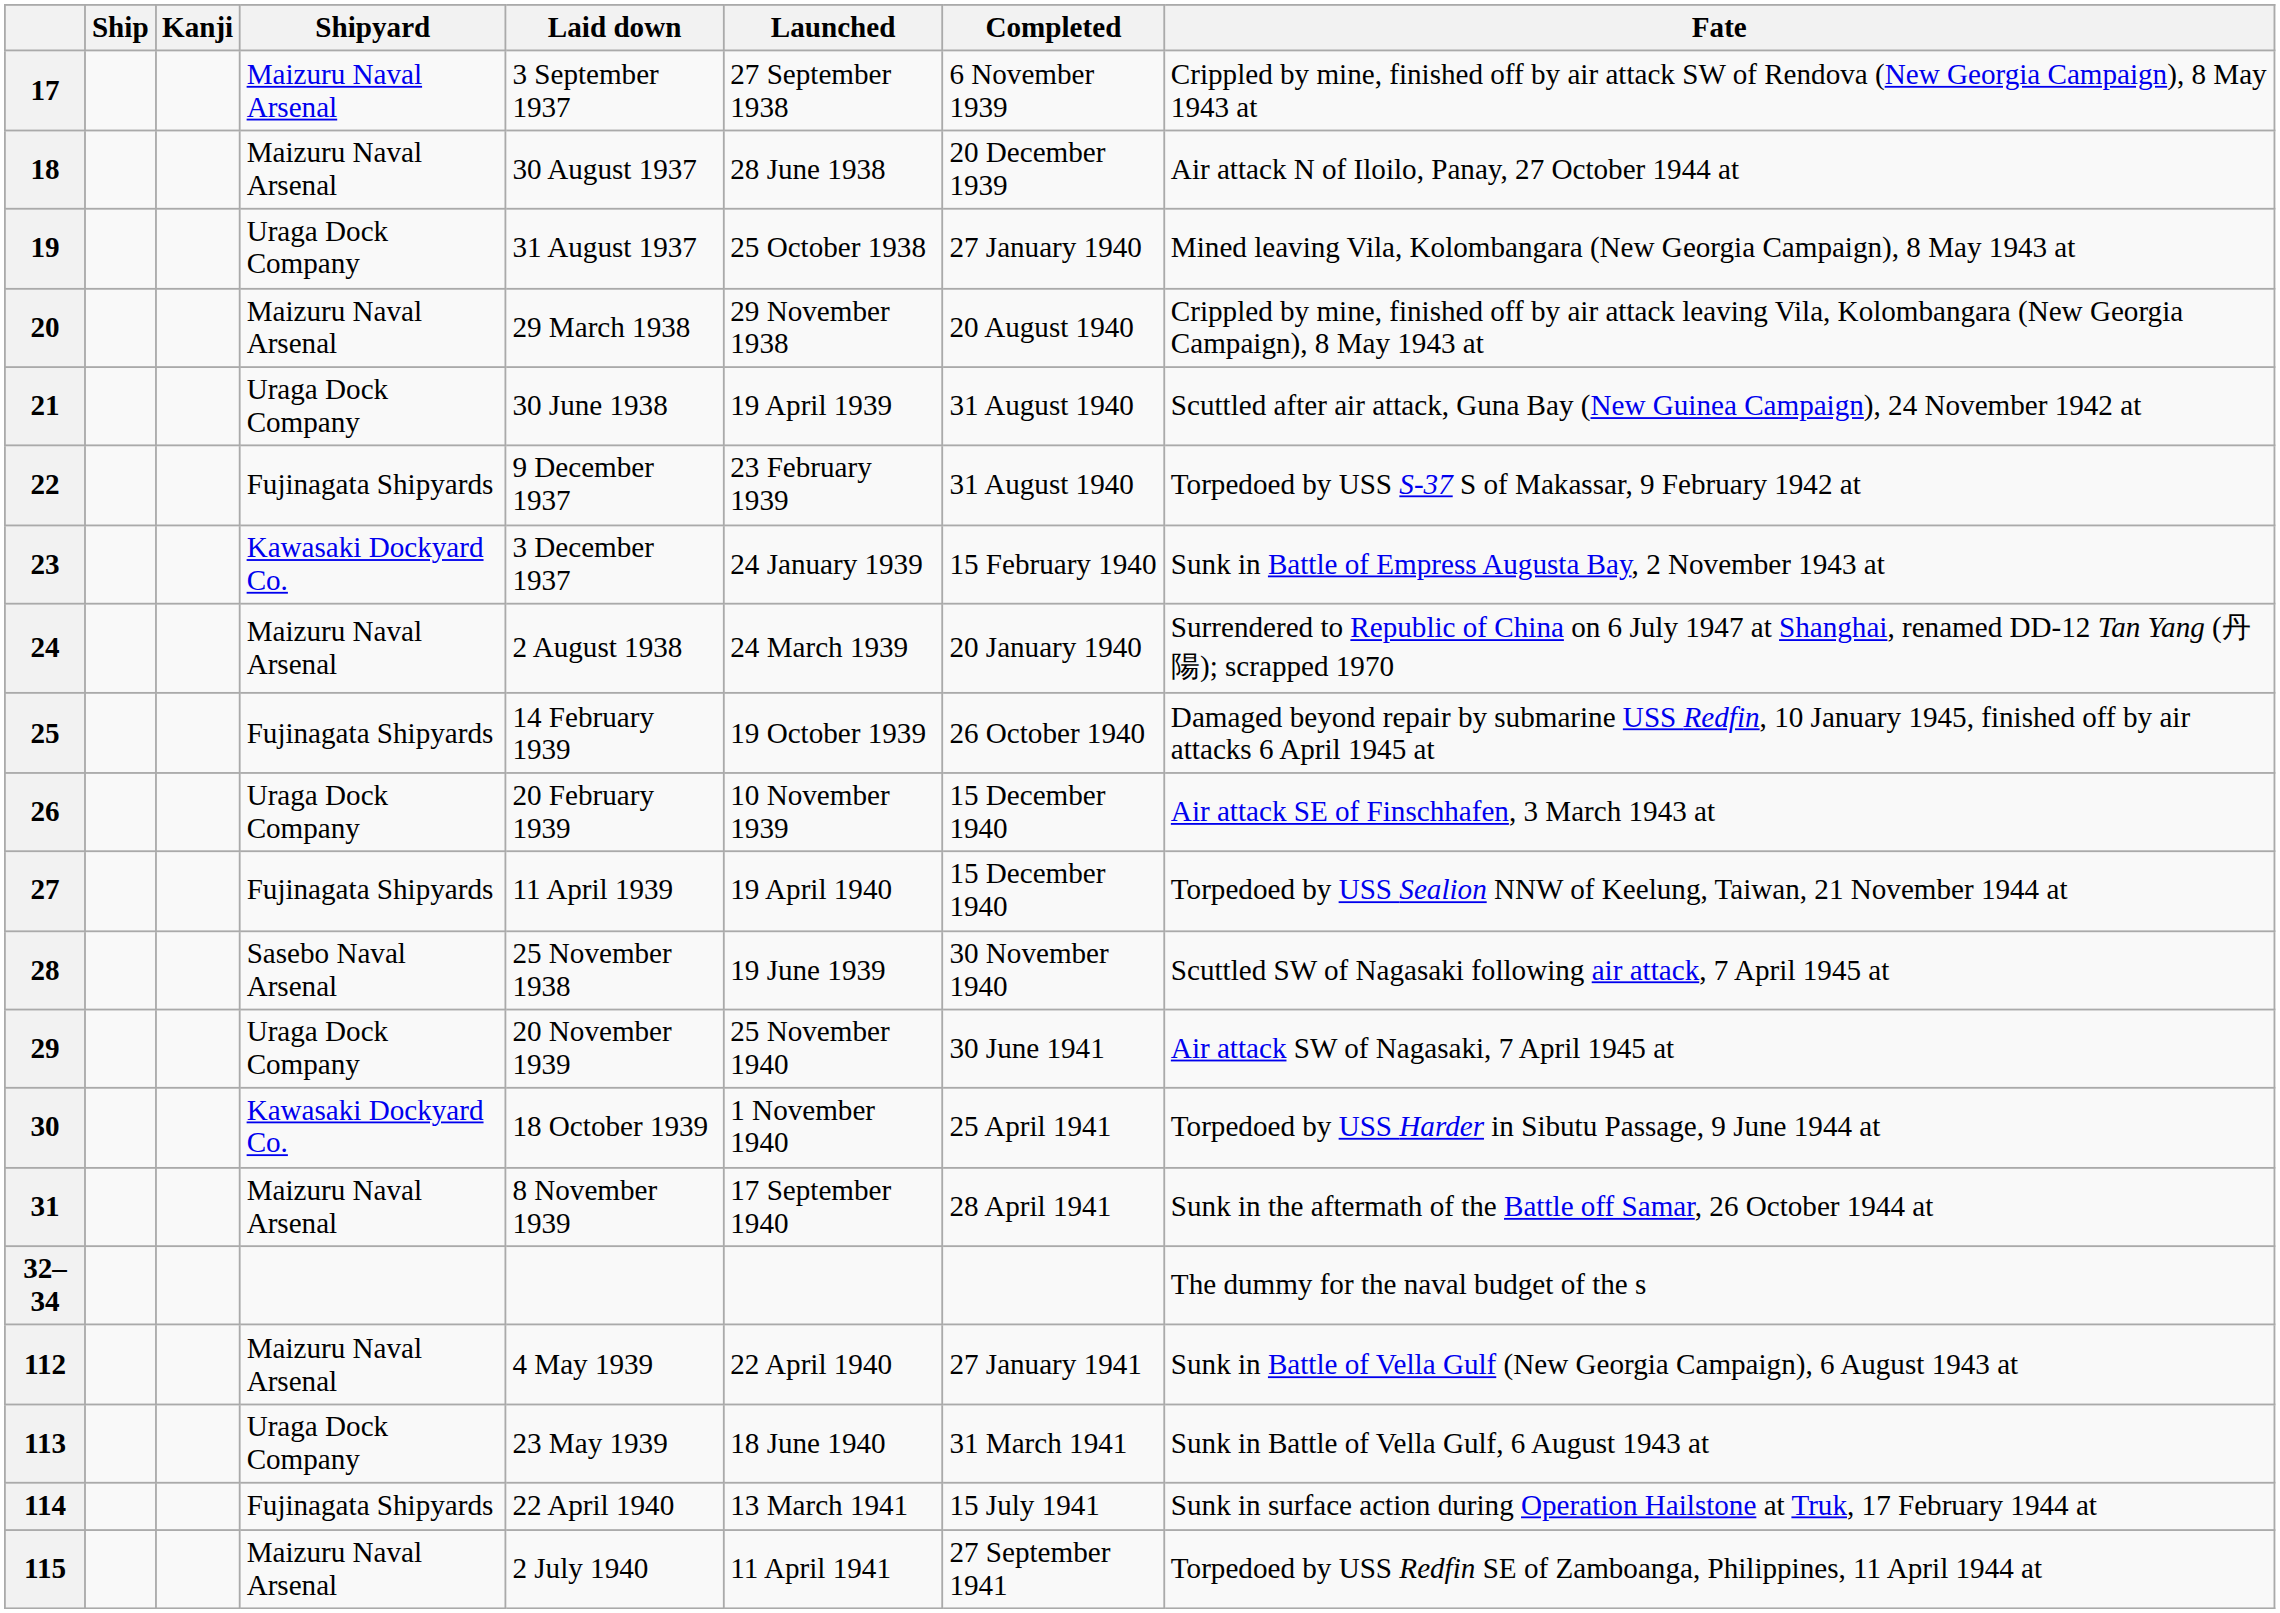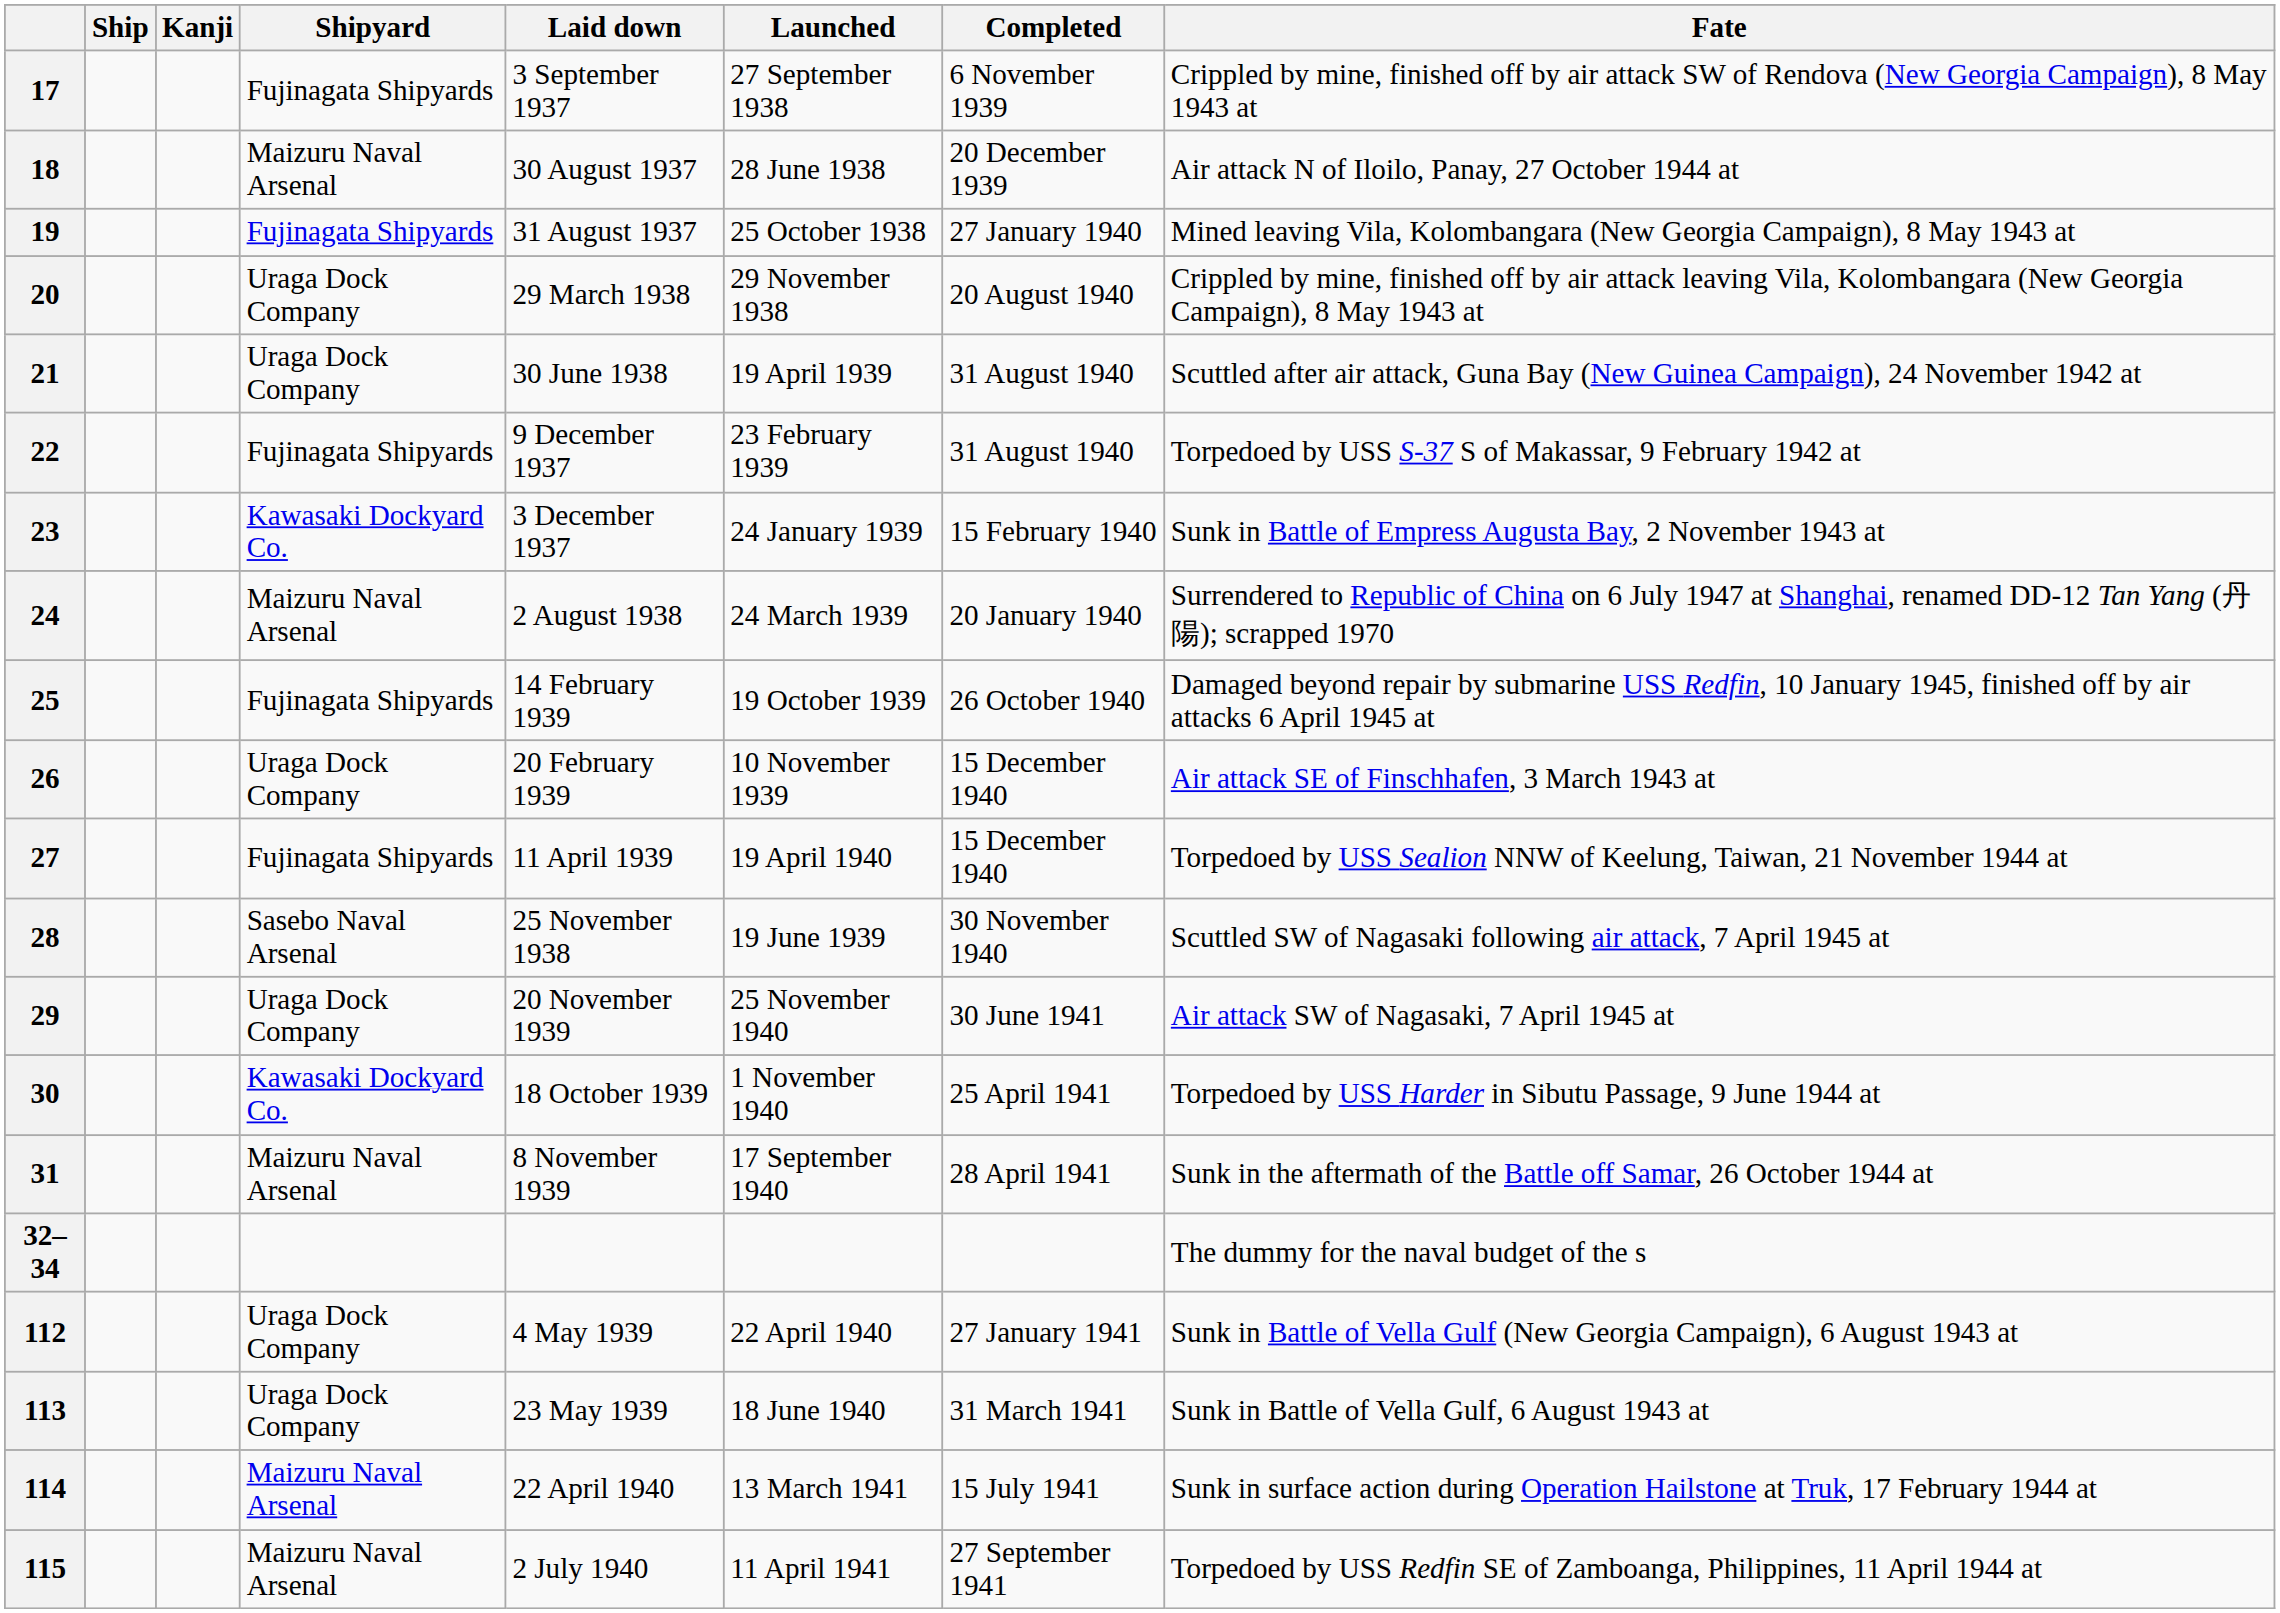(334, 90) Maizuru Naval Arsenal -> (370, 90) Fujinagata Shipyards
(317, 248) Uraga Dock Company -> (370, 231) Fujinagata Shipyards
(334, 326) Maizuru Naval Arsenal -> (317, 294) Uraga Dock Company
(334, 1364) Maizuru Naval Arsenal -> (317, 1331) Uraga Dock Company
(370, 1505) Fujinagata Shipyards -> (334, 1489) Maizuru Naval Arsenal
